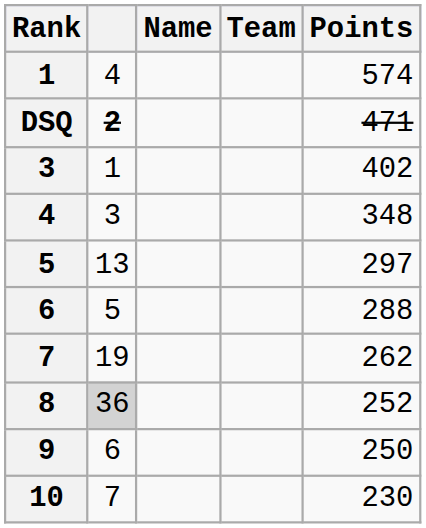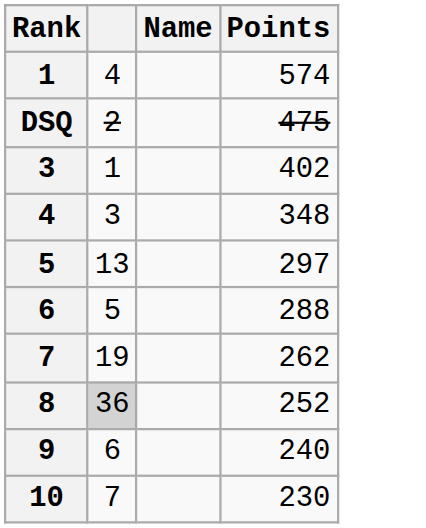- column: (261, 29)
(112, 123) bold -> (112, 123) normal
(387, 123) 471 -> (304, 123) 475
(387, 452) 250 -> (304, 452) 240
